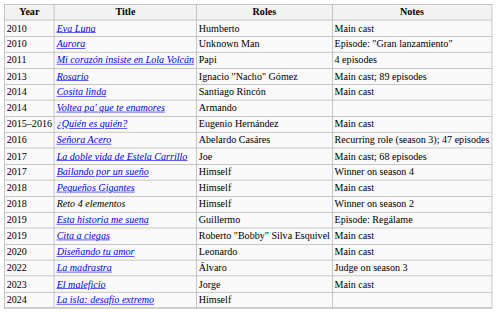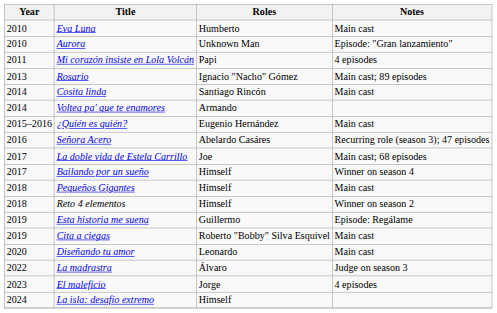(354, 284) Main cast -> (356, 284) 4 episodes
